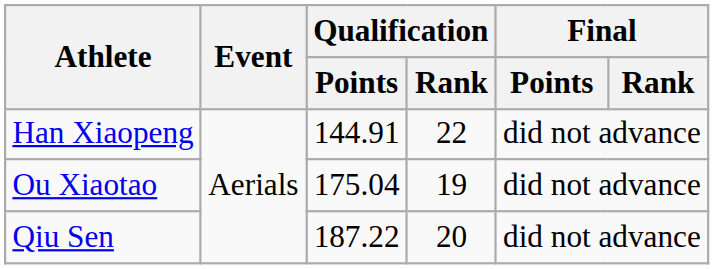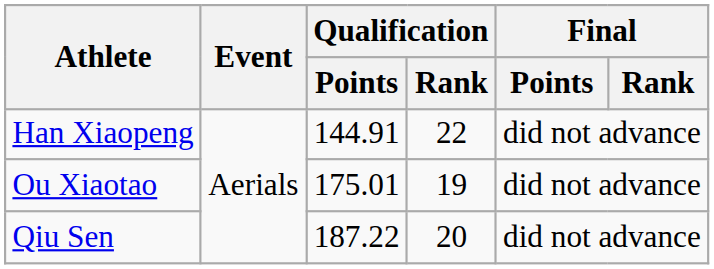(357, 185) 175.04 -> (357, 185) 175.01
